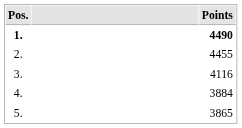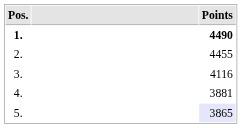(221, 93) 3884 -> (221, 93) 3881
(221, 113) no background -> (221, 113) lavender background
